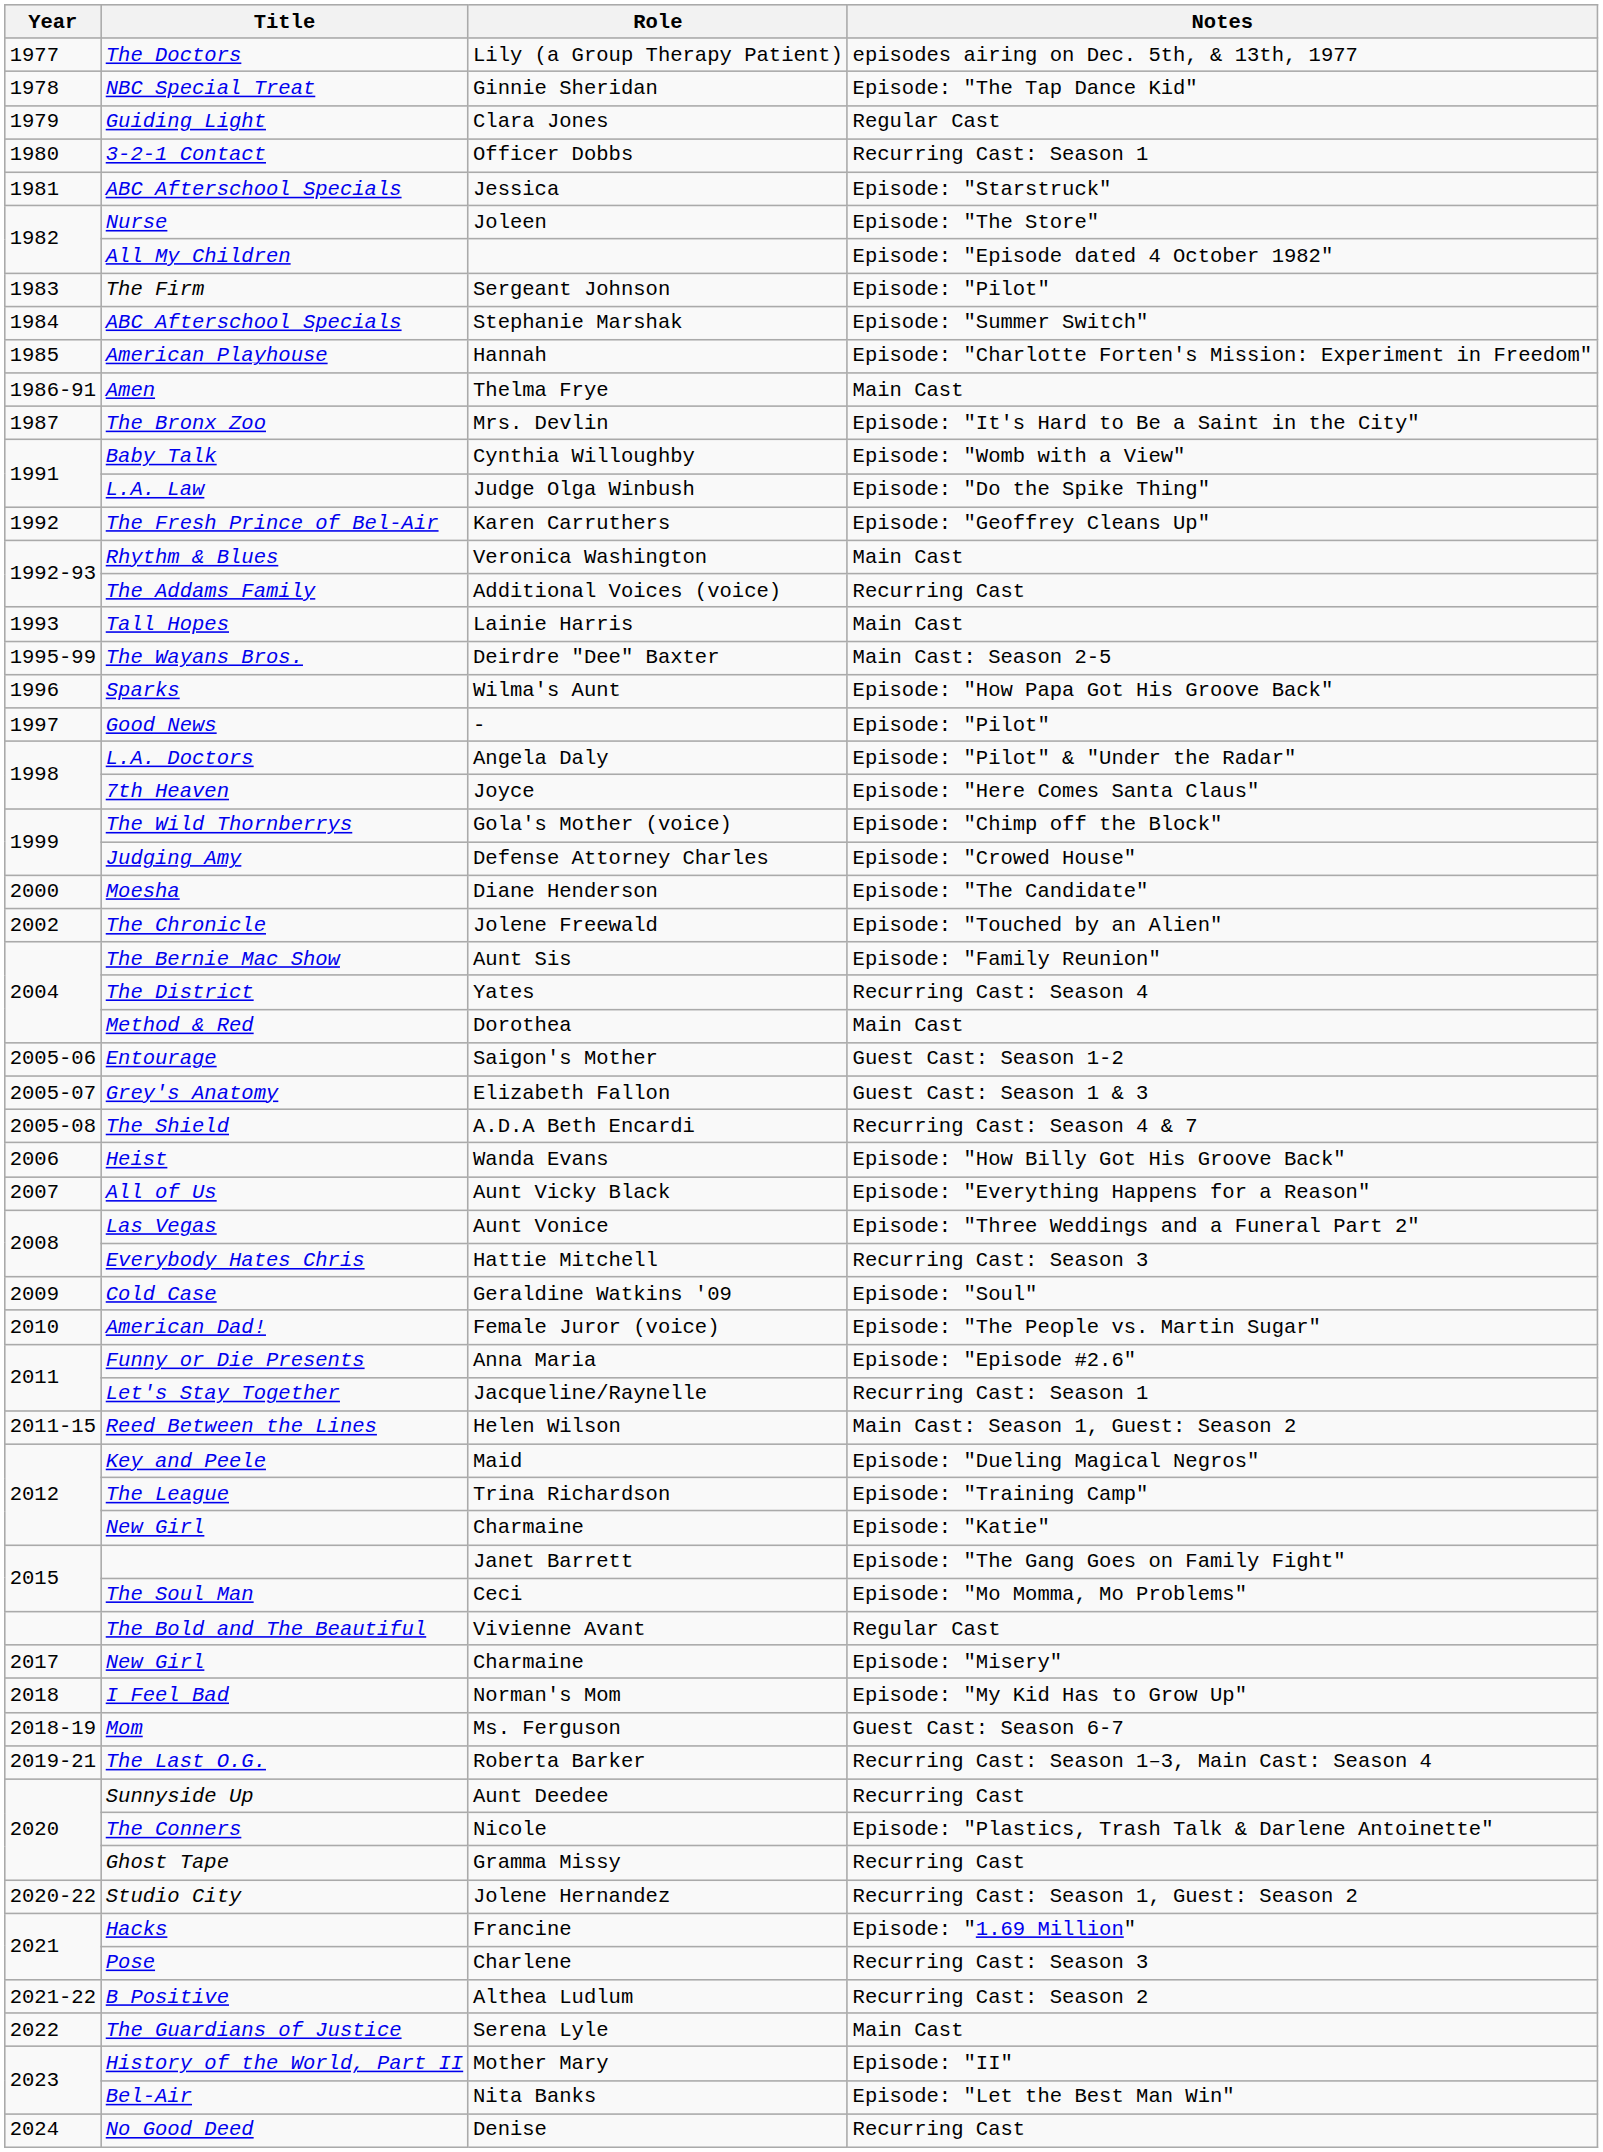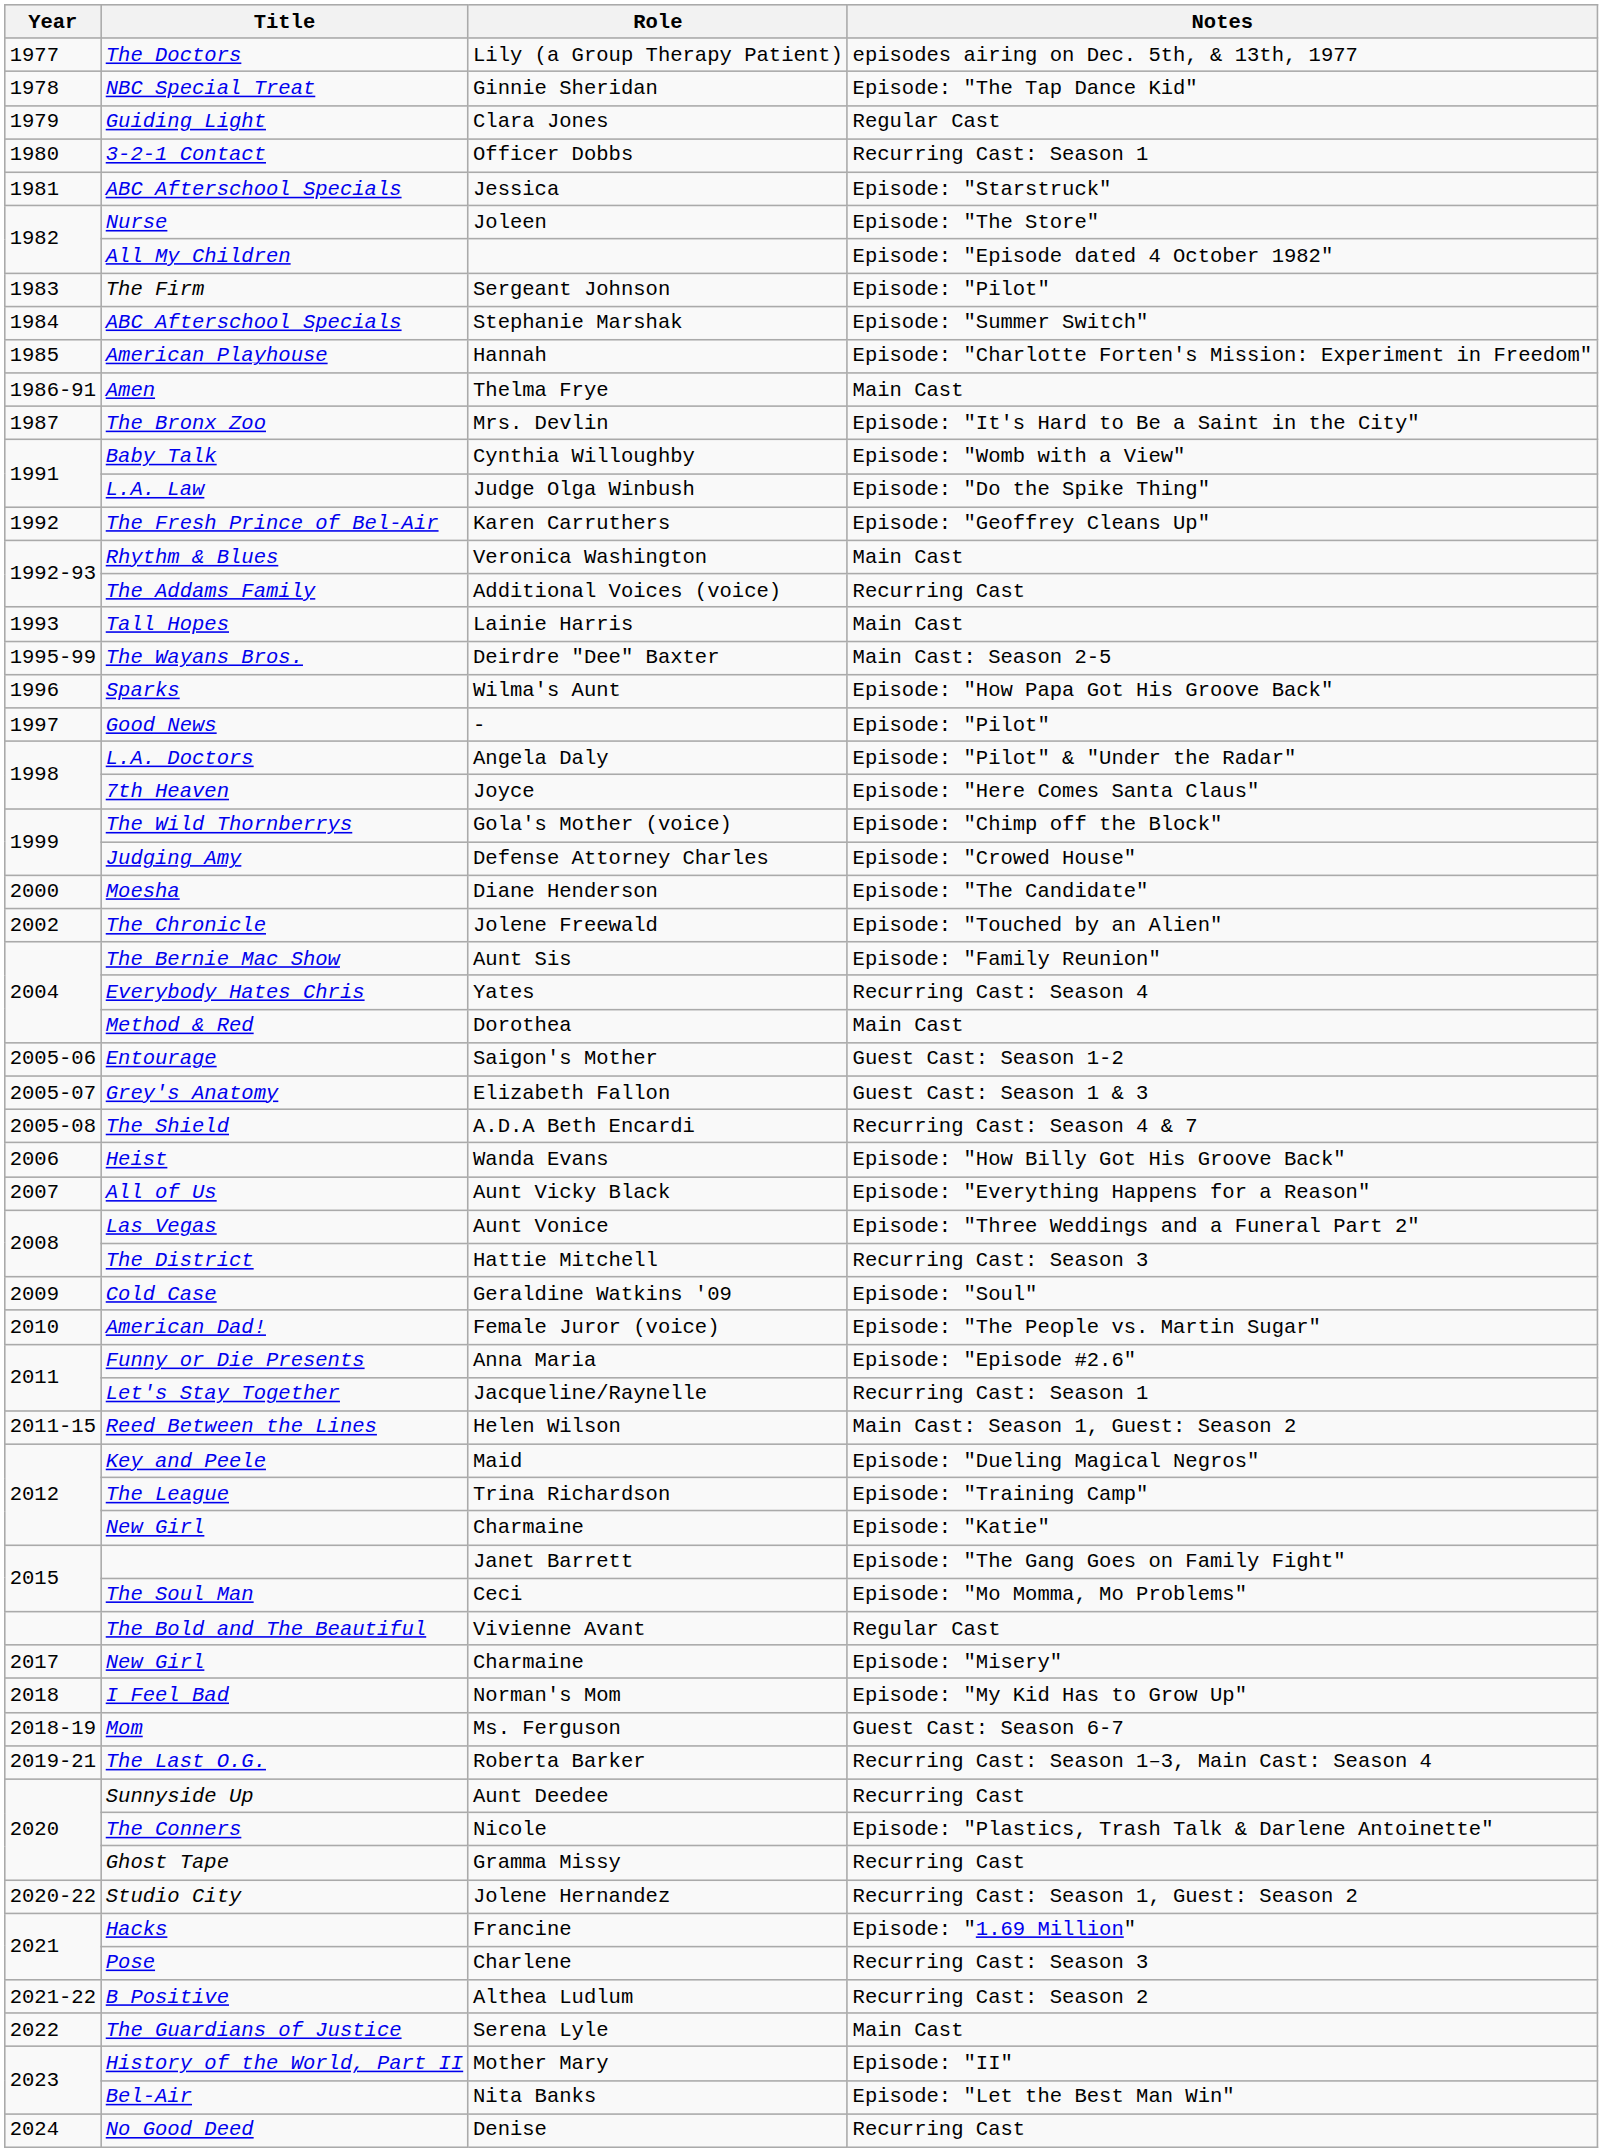(180, 992) The District -> (235, 992) Everybody Hates Chris
(235, 1260) Everybody Hates Chris -> (180, 1260) The District
